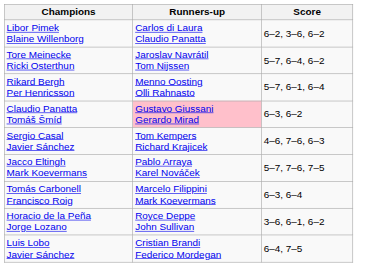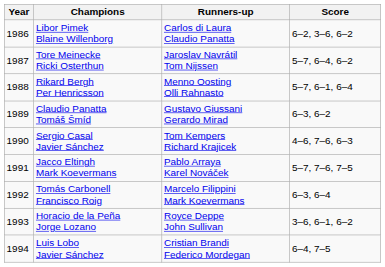+ column: (19, 12)
(174, 114) pink background -> (203, 114) no background
